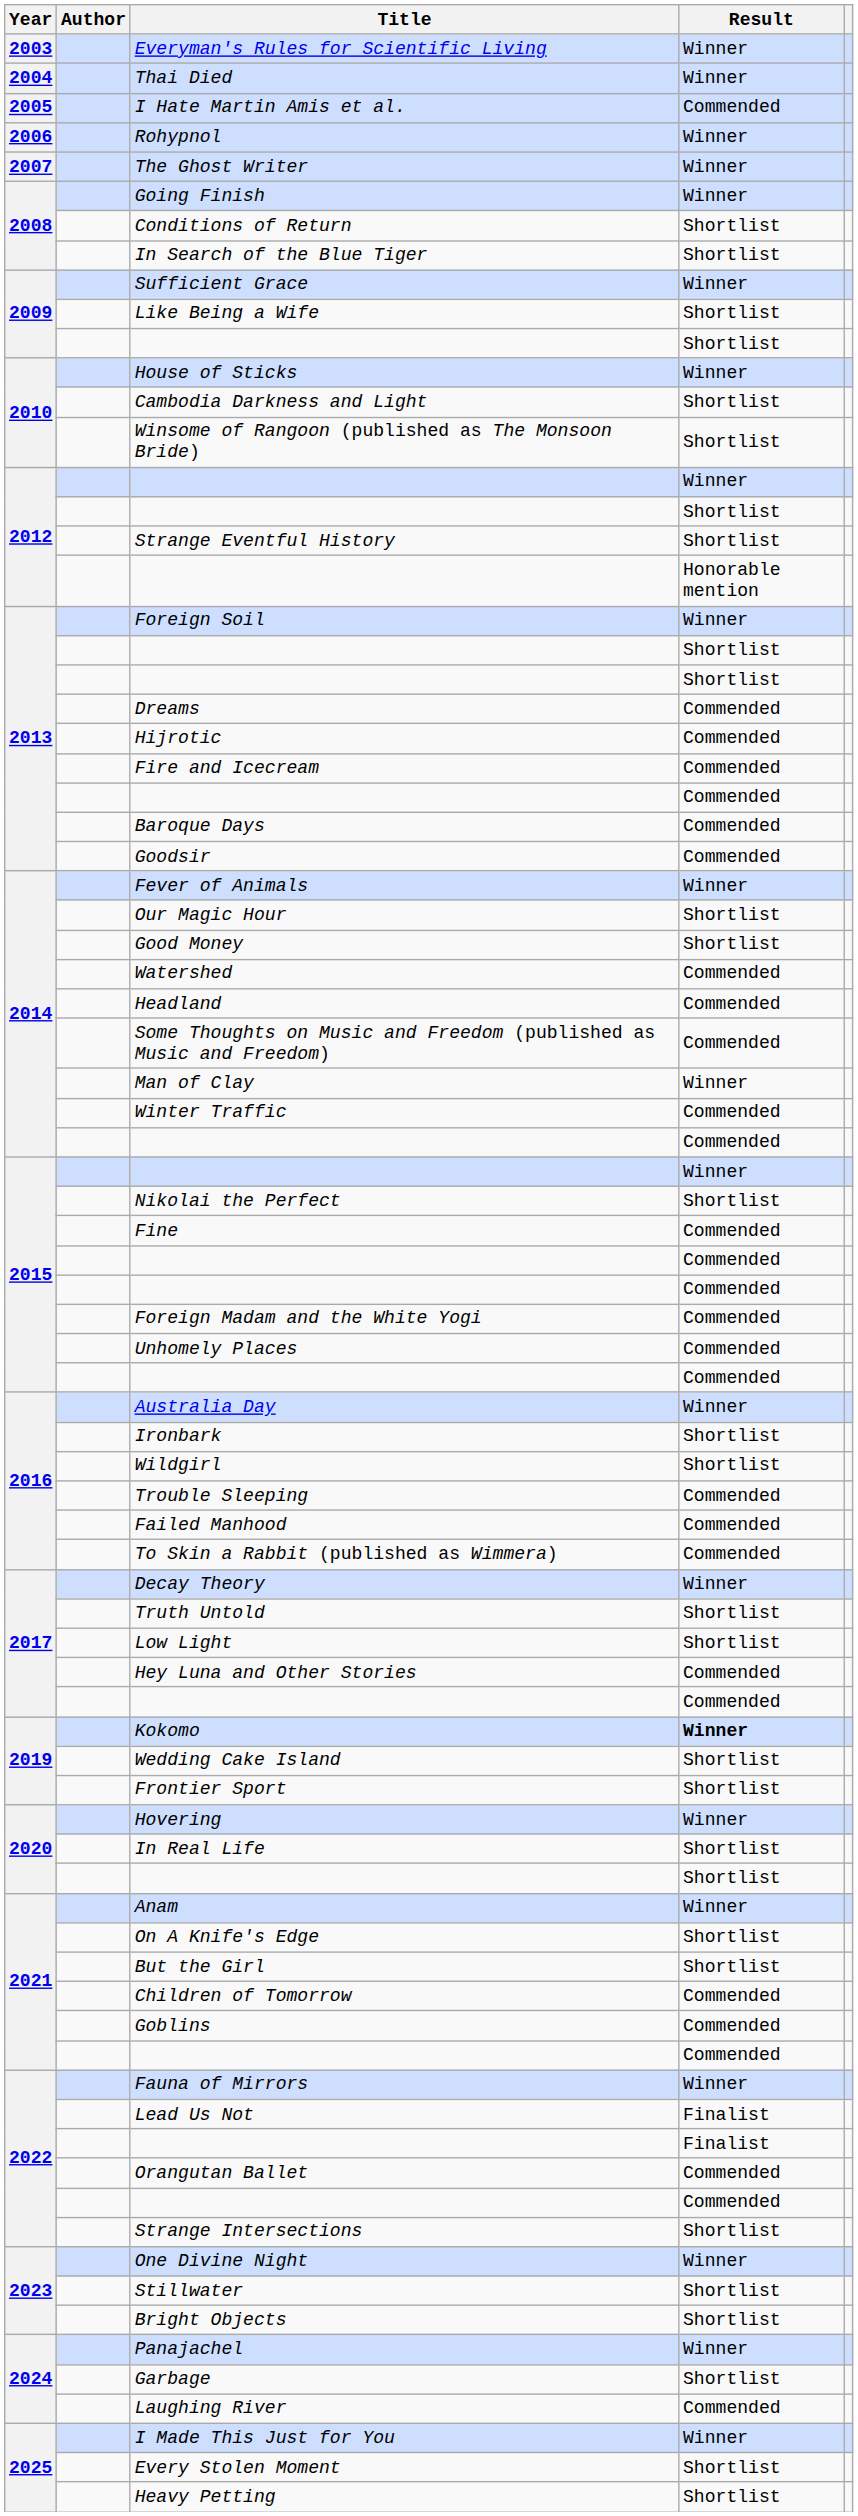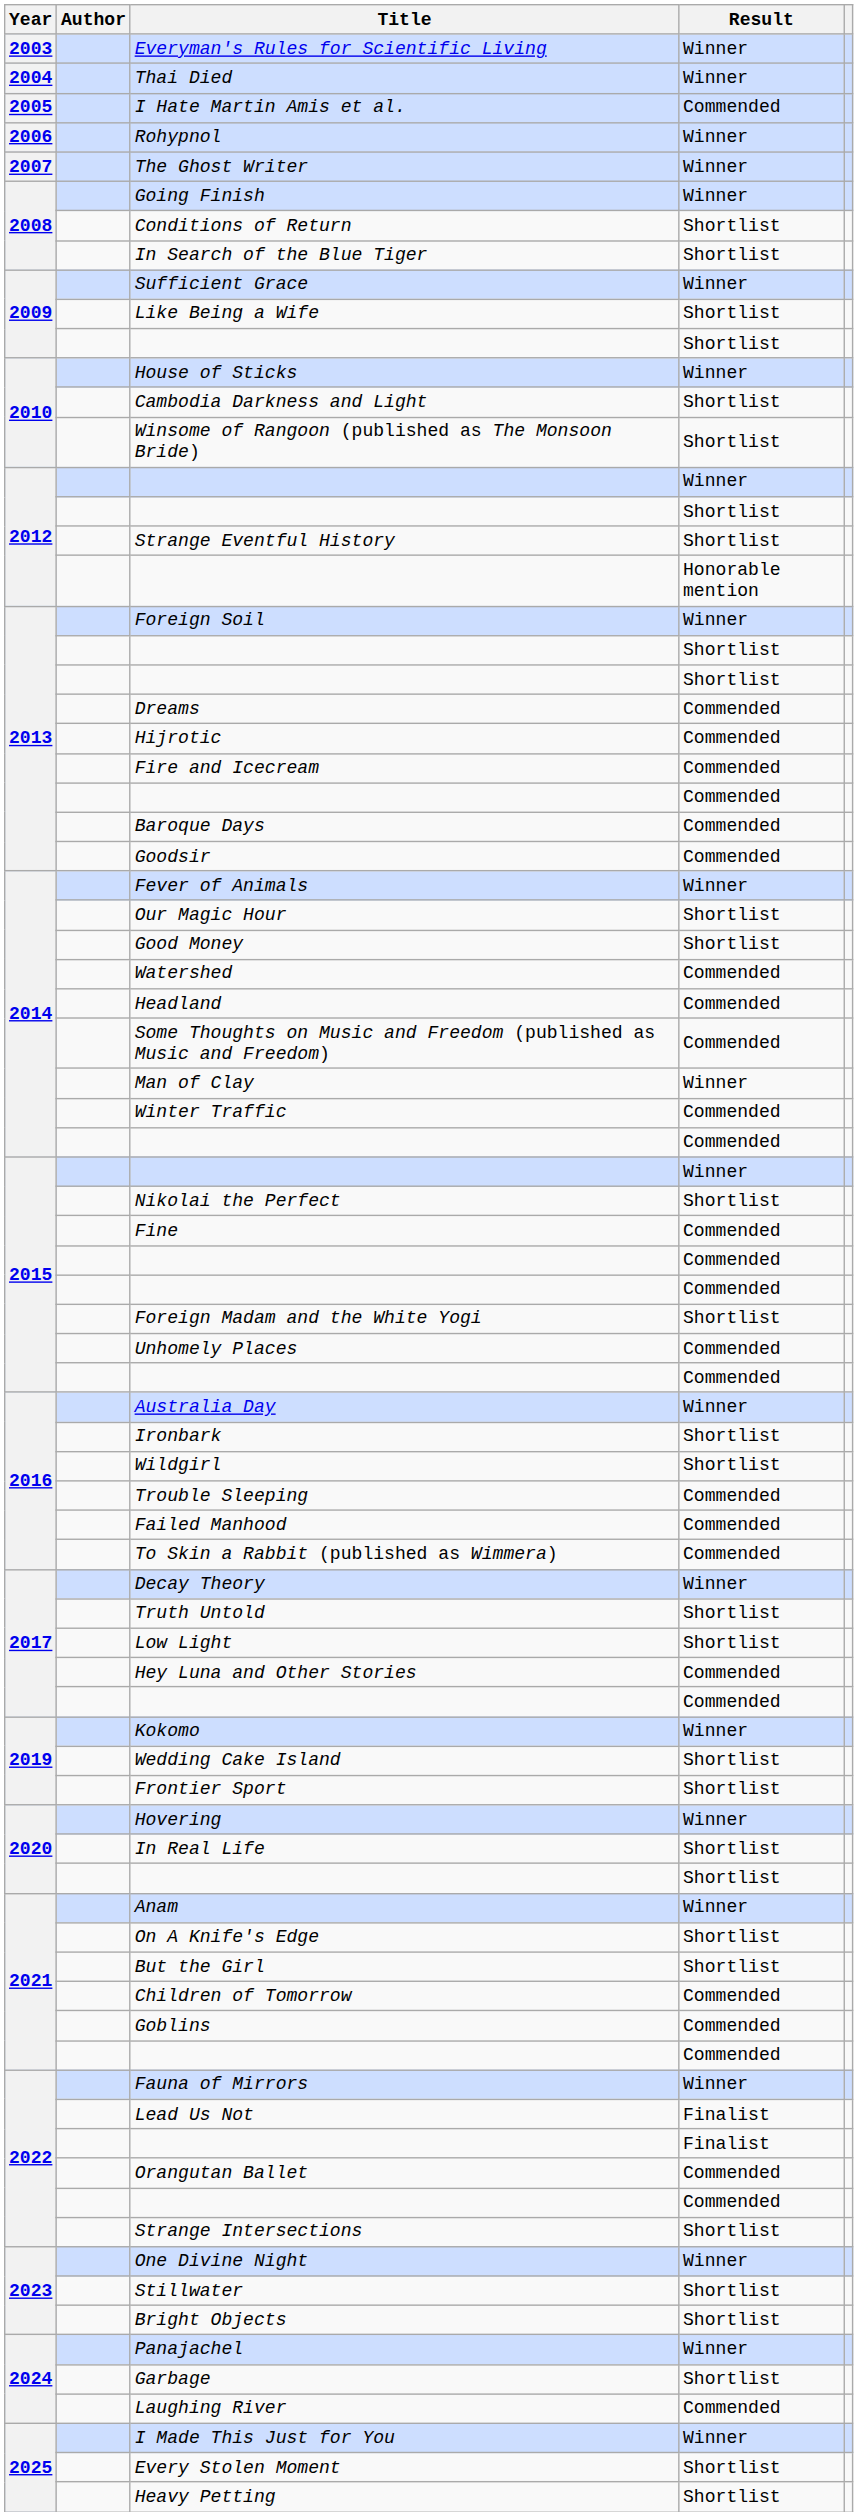(732, 1319) Commended -> (732, 1319) Shortlist
(716, 1731) bold -> (716, 1731) normal
